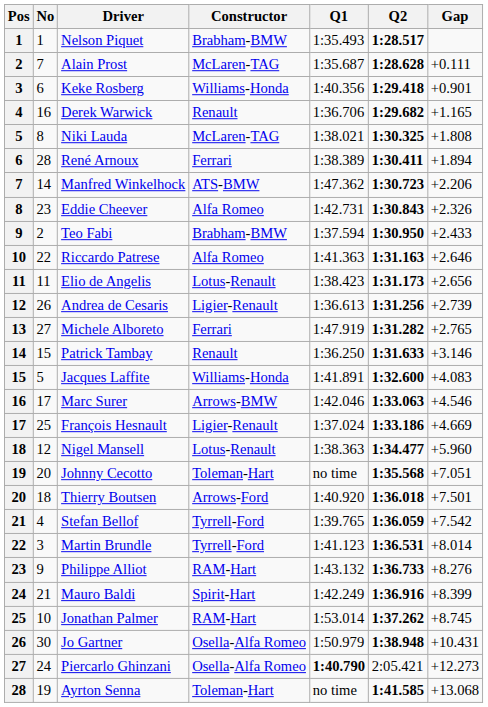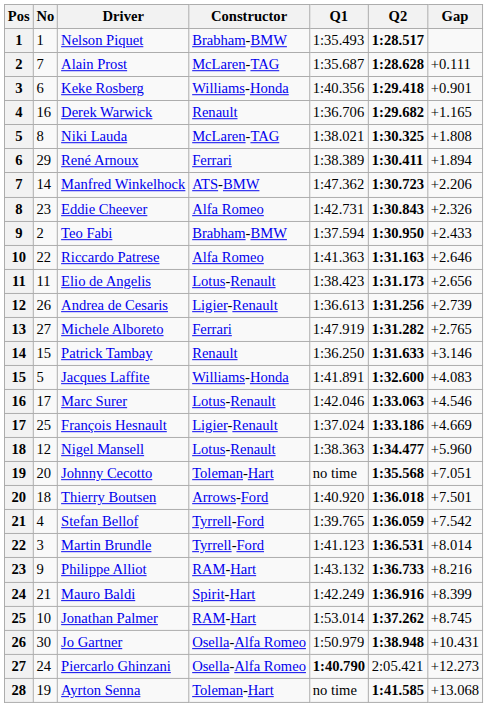(44, 161) 28 -> (44, 161) 29
(235, 401) Arrows-BMW -> (234, 401) Lotus-Renault
(451, 570) +8.276 -> (451, 570) +8.216
